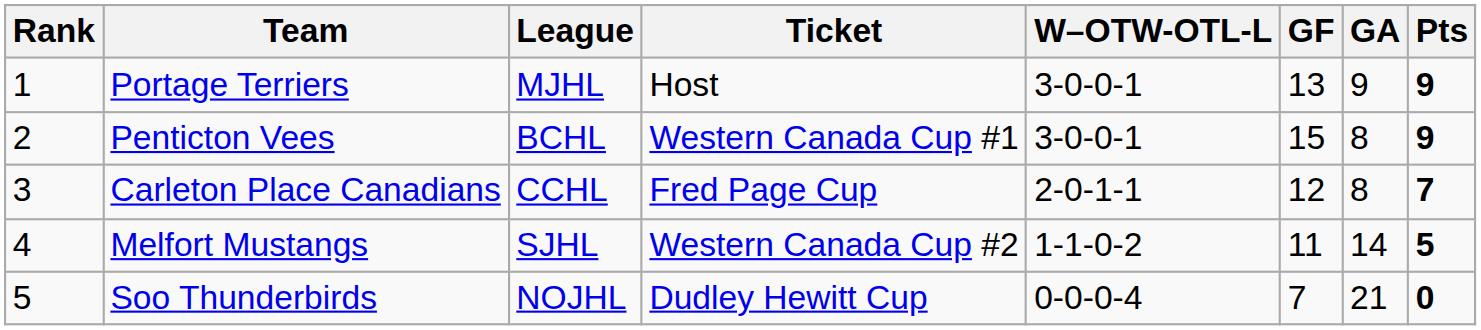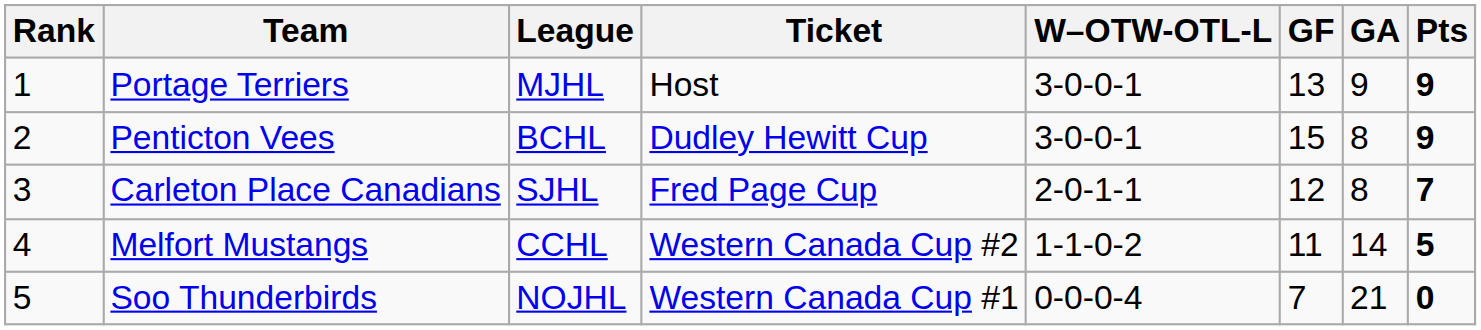(834, 137) Western Canada Cup #1 -> (789, 137) Dudley Hewitt Cup
(562, 191) CCHL -> (557, 191) SJHL
(557, 244) SJHL -> (562, 244) CCHL
(789, 297) Dudley Hewitt Cup -> (834, 297) Western Canada Cup #1
